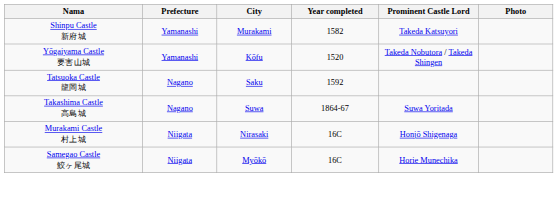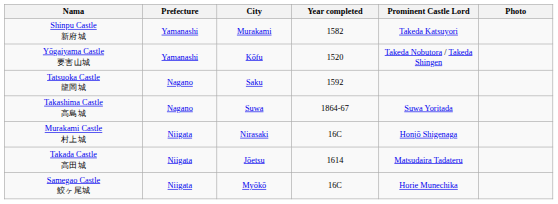+ row: (73, 159)
